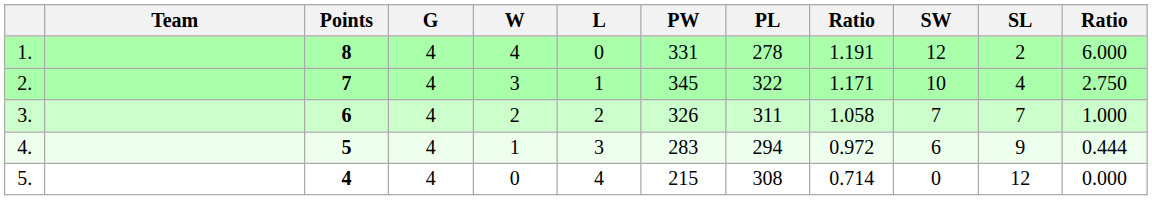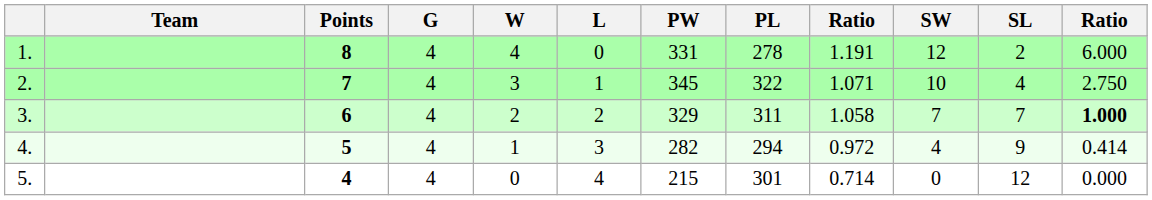(852, 83) 1.171 -> (852, 83) 1.071
(683, 115) 326 -> (683, 115) 329
(1104, 115) normal -> (1104, 115) bold
(683, 147) 283 -> (683, 147) 282
(936, 147) 6 -> (936, 147) 4
(1104, 147) 0.444 -> (1104, 147) 0.414
(768, 178) 308 -> (768, 178) 301
